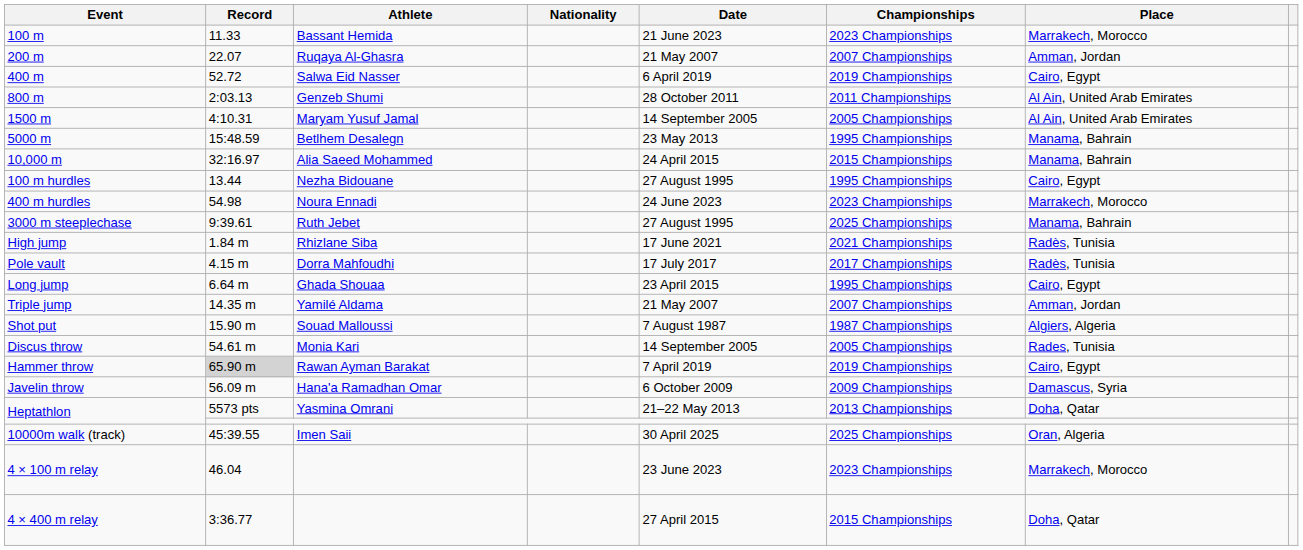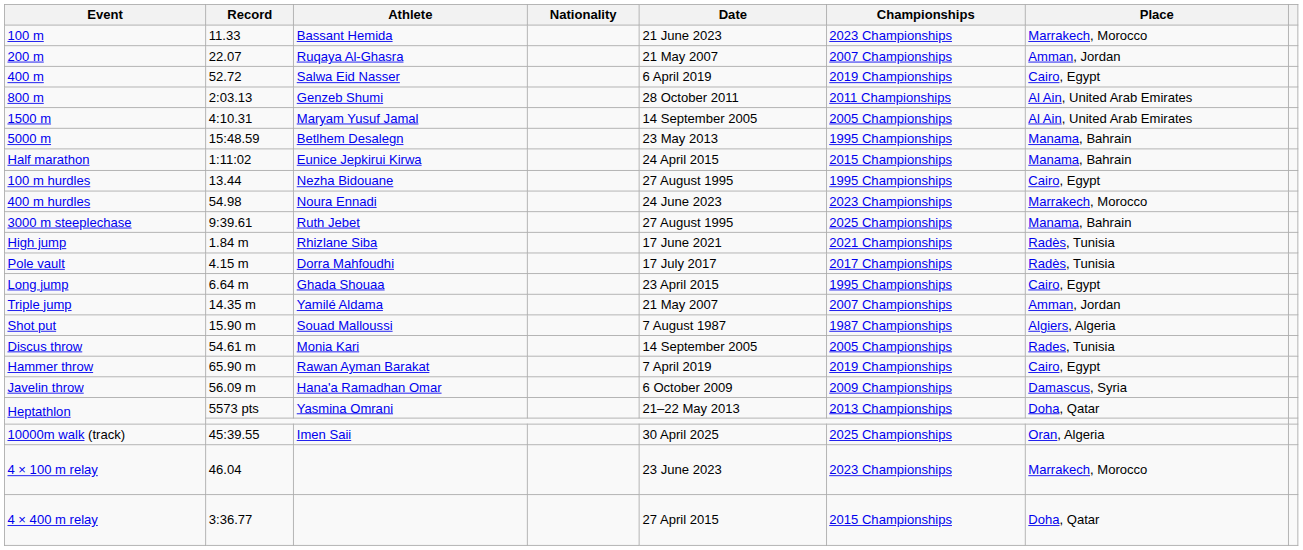- row: (35, 160)
+ row: (48, 160)
(232, 367) lightgrey background -> (232, 367) no background
